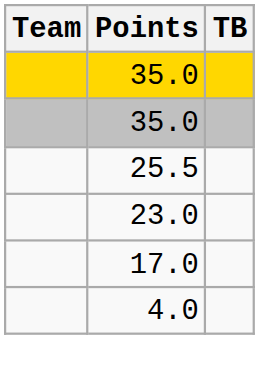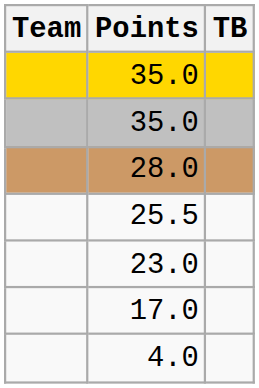+ row: (47, 170)
